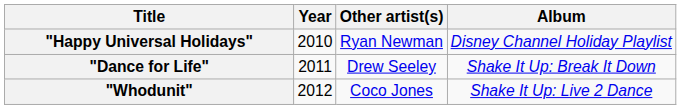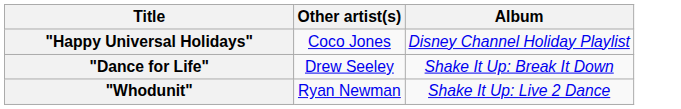- column: (315, 16)
(392, 41) Ryan Newman -> (349, 41) Coco Jones
(392, 91) Coco Jones -> (349, 91) Ryan Newman
